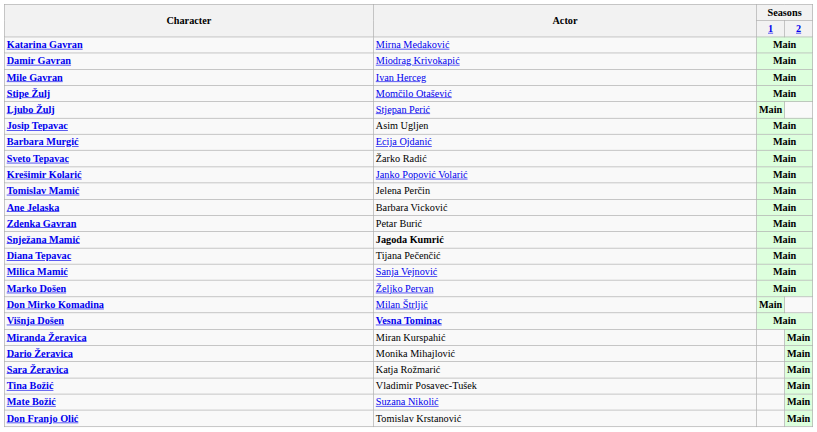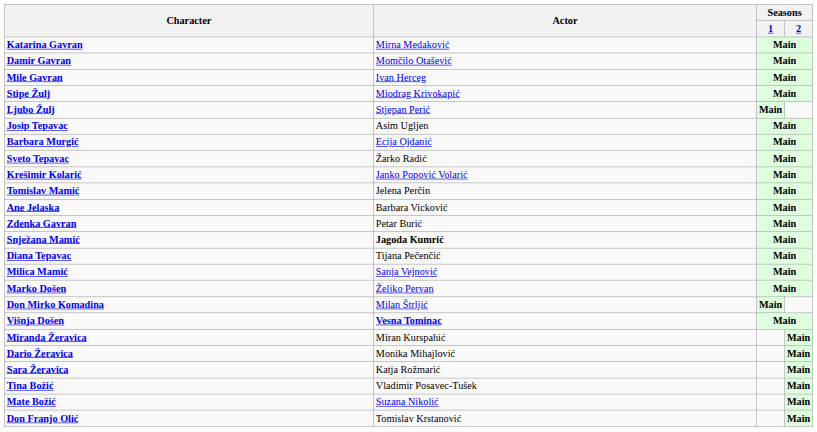(418, 61) Miodrag Krivokapić -> (414, 61) Momčilo Otašević
(414, 93) Momčilo Otašević -> (418, 93) Miodrag Krivokapić
